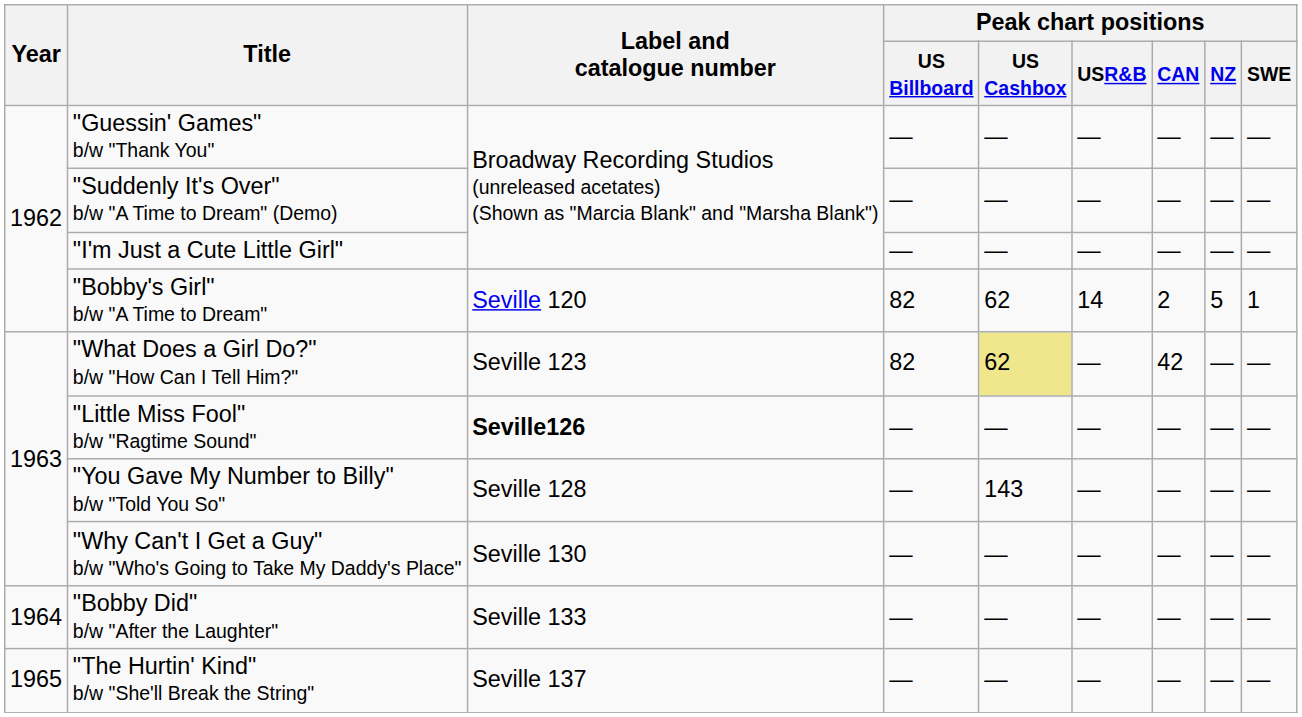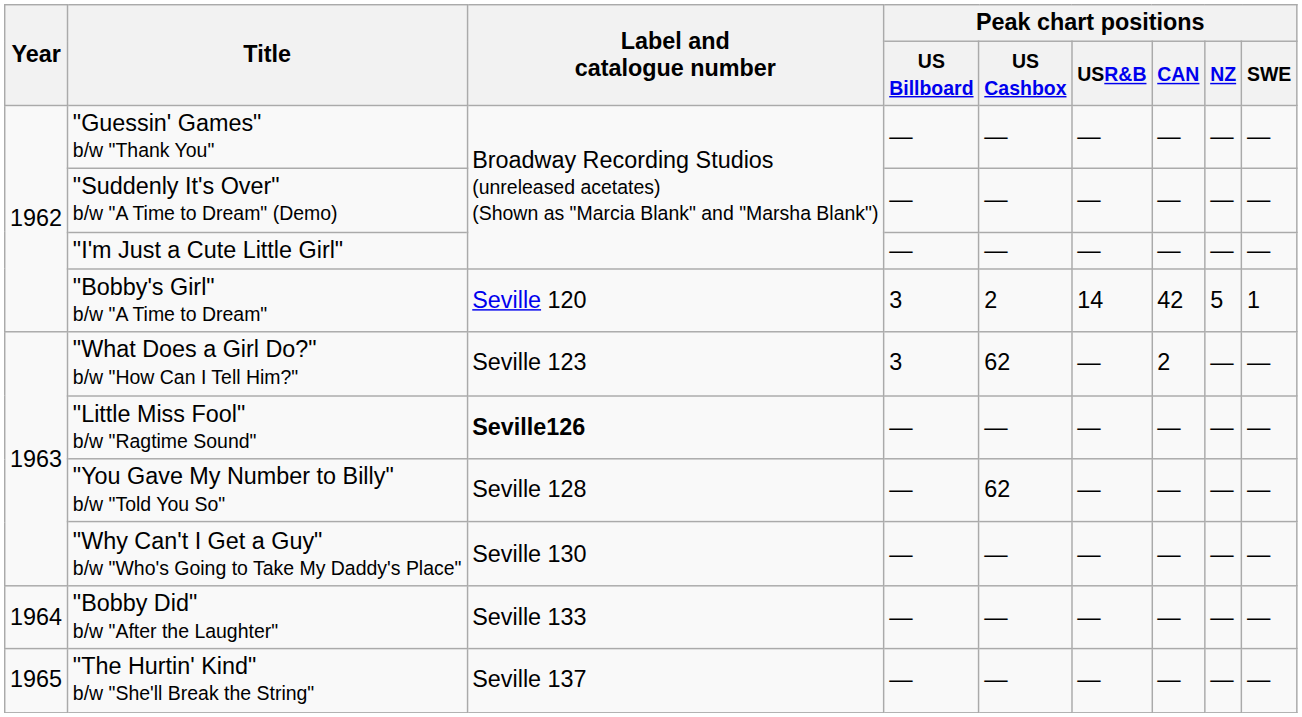(902, 300) 82 -> (896, 300) 3
(997, 300) 62 -> (991, 300) 2
(1164, 300) 2 -> (1170, 300) 42
(902, 363) 82 -> (896, 363) 3
(997, 363) khaki background -> (997, 363) no background
(1170, 363) 42 -> (1164, 363) 2
(1004, 490) 143 -> (997, 490) 62
